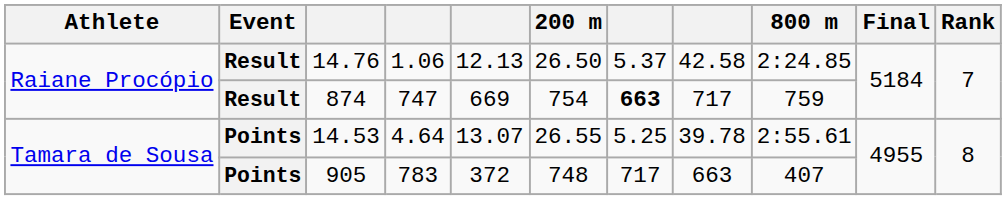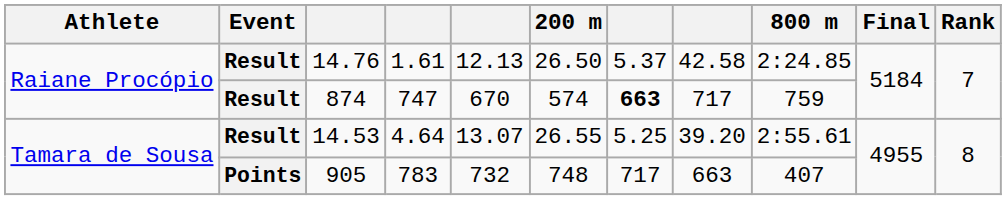(418, 62) 1.06 -> (418, 62) 1.61
(490, 99) 669 -> (490, 99) 670
(568, 99) 754 -> (568, 99) 574
(263, 137) Points -> (263, 137) Result
(712, 137) 39.78 -> (712, 137) 39.20
(490, 175) 372 -> (490, 175) 732
